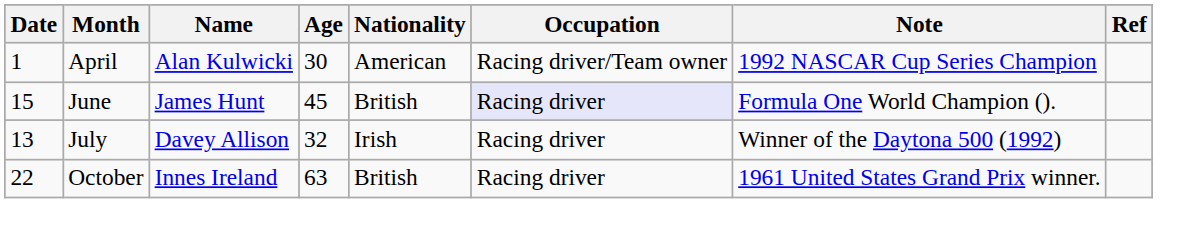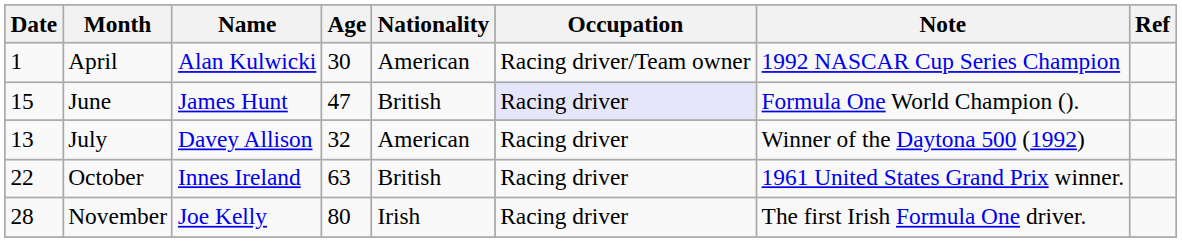(316, 100) 45 -> (339, 100) 47
(376, 139) Irish -> (424, 139) American
+ row: (118, 216)
